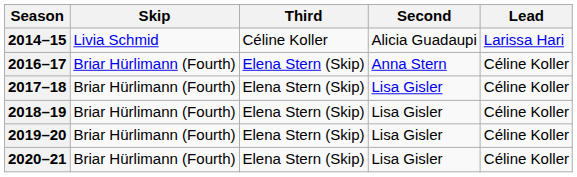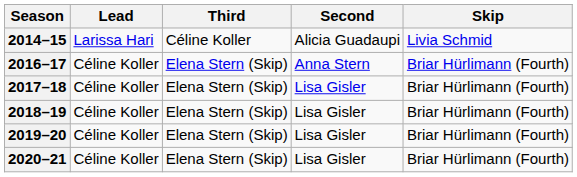columns swapped: (154, 16) <-> (526, 16)
